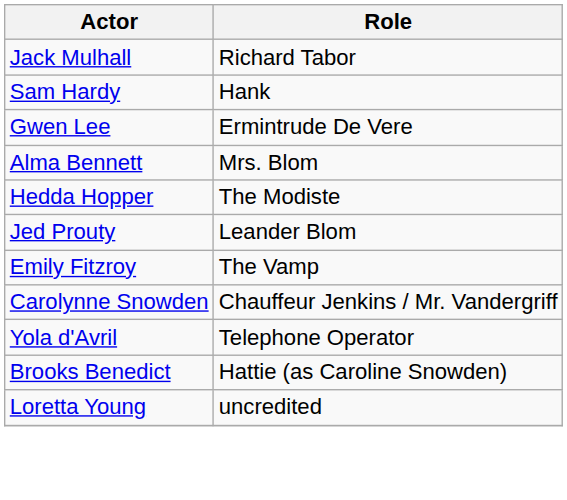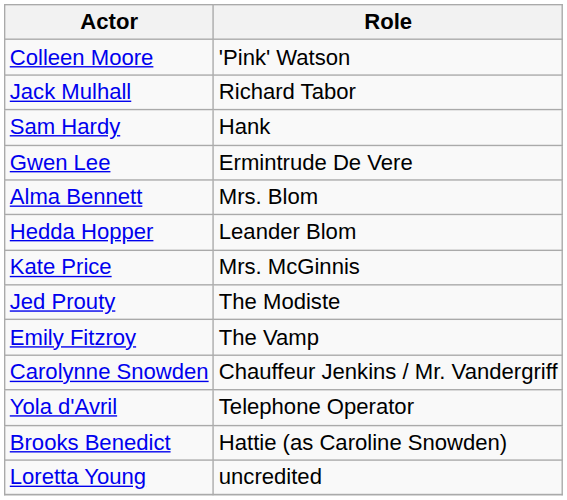+ row: (82, 57)
(280, 197) The Modiste -> (288, 232) Leander Blom
+ row: (61, 267)
(288, 232) Leander Blom -> (280, 302) The Modiste
